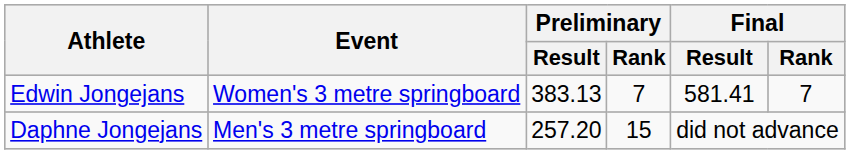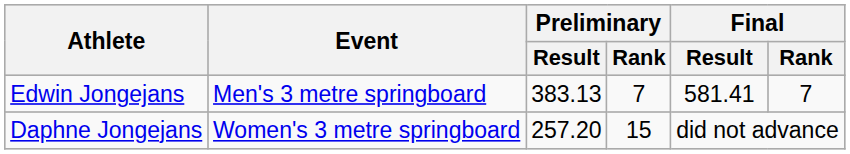(367, 94) Women's 3 metre springboard -> (350, 94) Men's 3 metre springboard
(350, 131) Men's 3 metre springboard -> (367, 131) Women's 3 metre springboard
